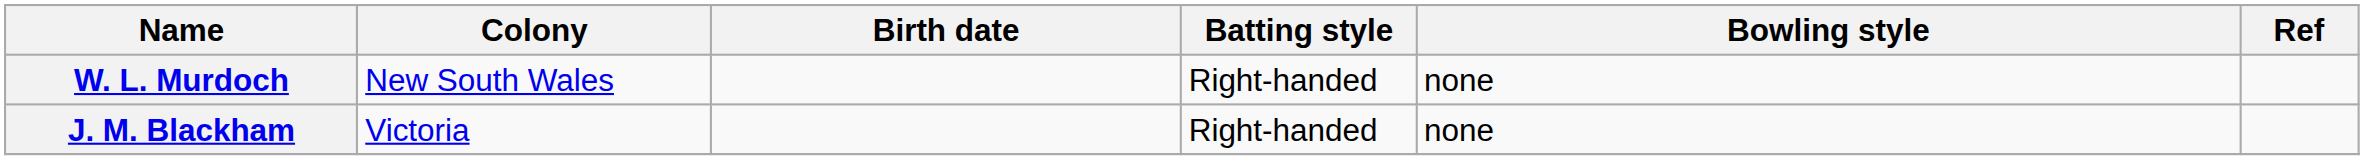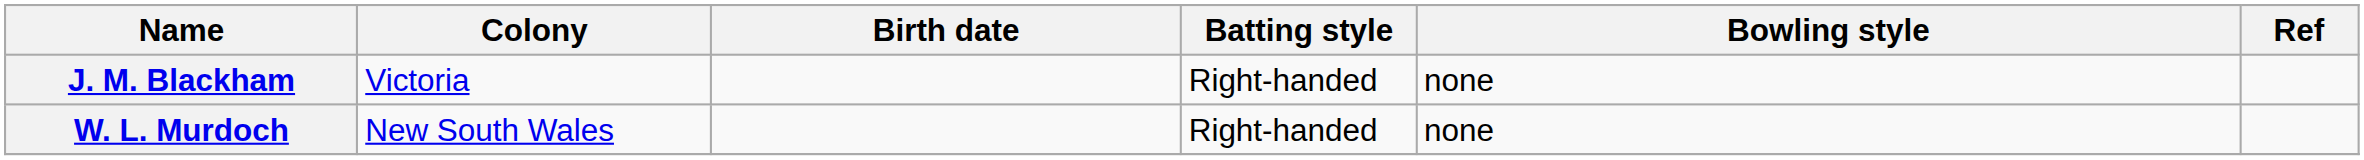rows swapped: (181, 130) <-> (181, 80)
